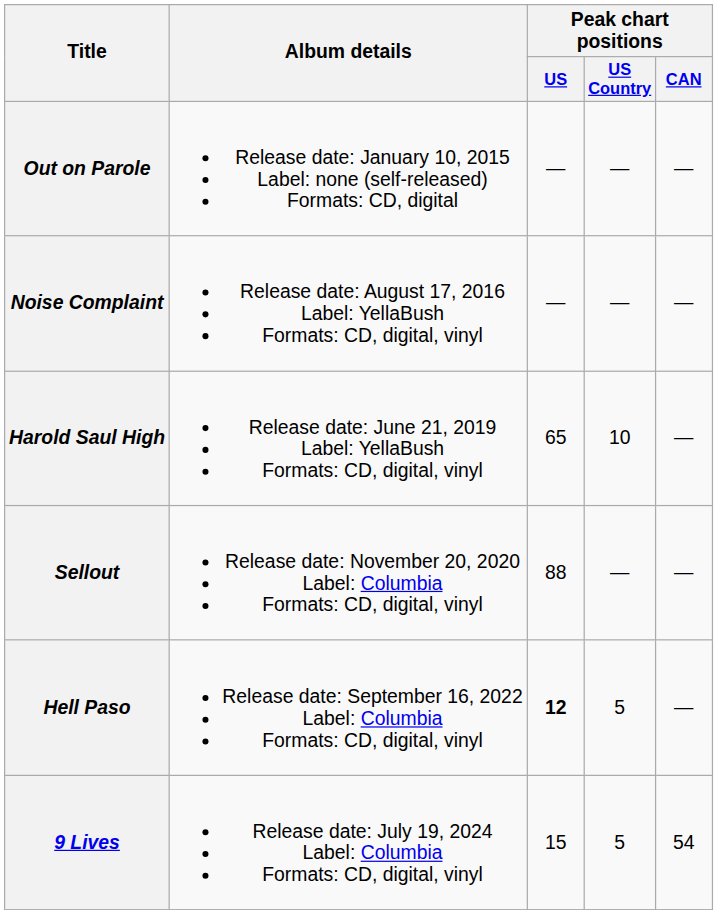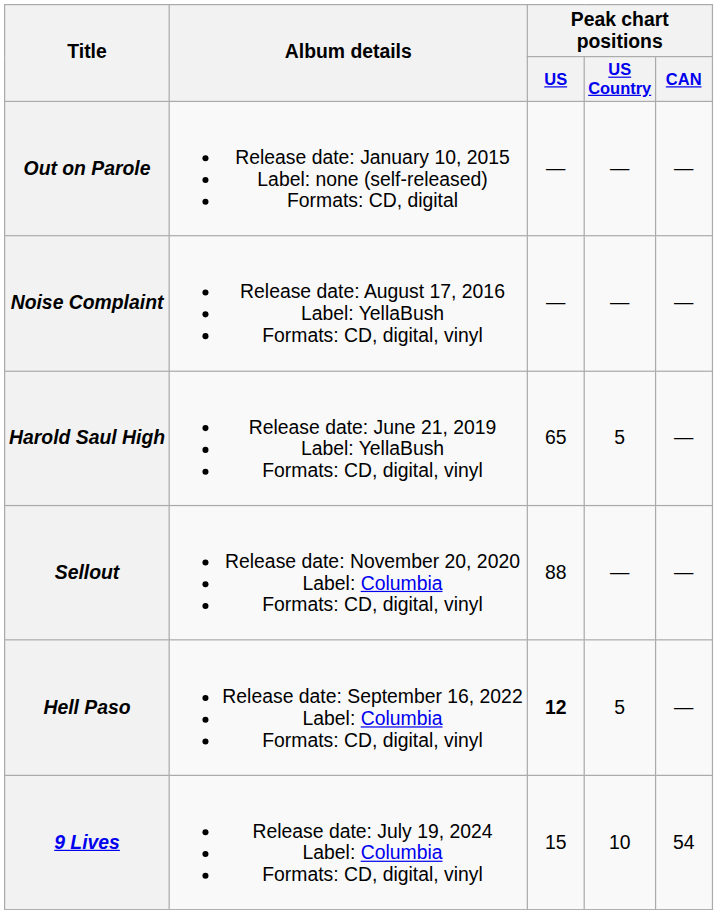(620, 437) 10 -> (620, 437) 5
(620, 842) 5 -> (620, 842) 10
